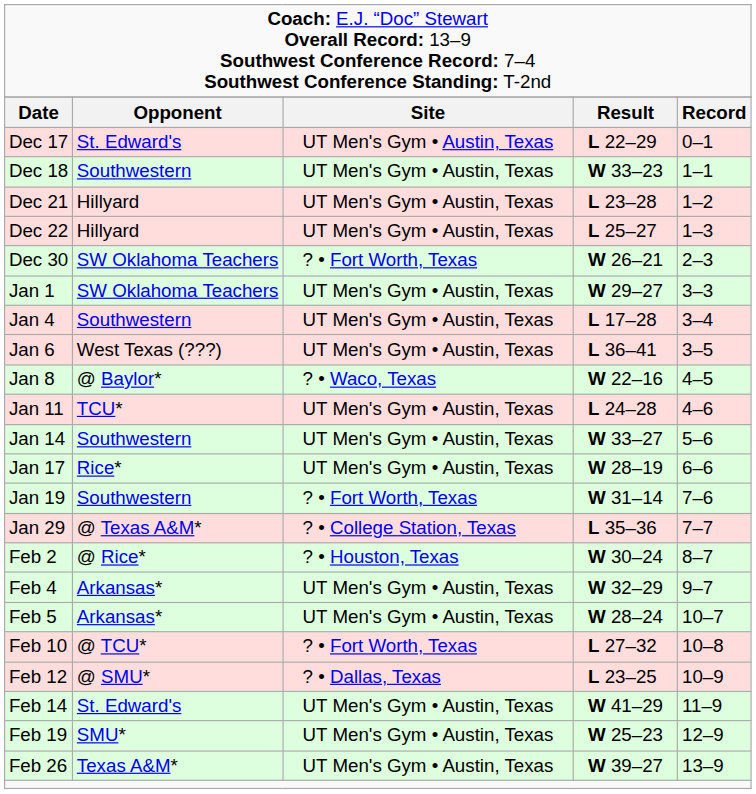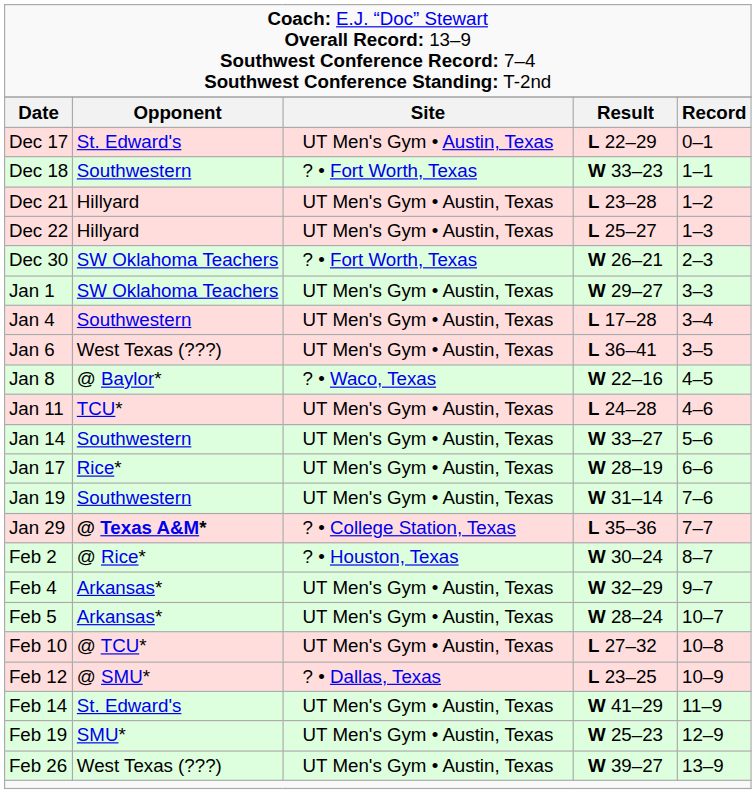(428, 171) UT Men's Gym • Austin, Texas -> (390, 171) ? • Fort Worth, Texas
(390, 498) ? • Fort Worth, Texas -> (428, 498) UT Men's Gym • Austin, Texas
(139, 527) normal -> (142, 527) bold
(390, 646) ? • Fort Worth, Texas -> (428, 646) UT Men's Gym • Austin, Texas
(127, 765) Texas A&M* -> (149, 765) West Texas (???)
